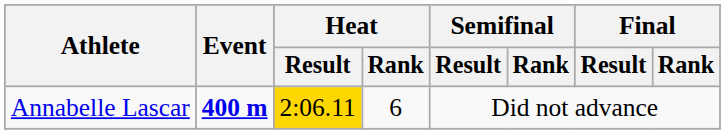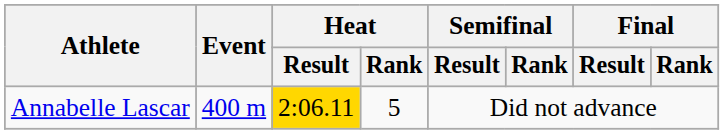(235, 107) bold -> (234, 107) normal
(396, 107) 6 -> (394, 107) 5
